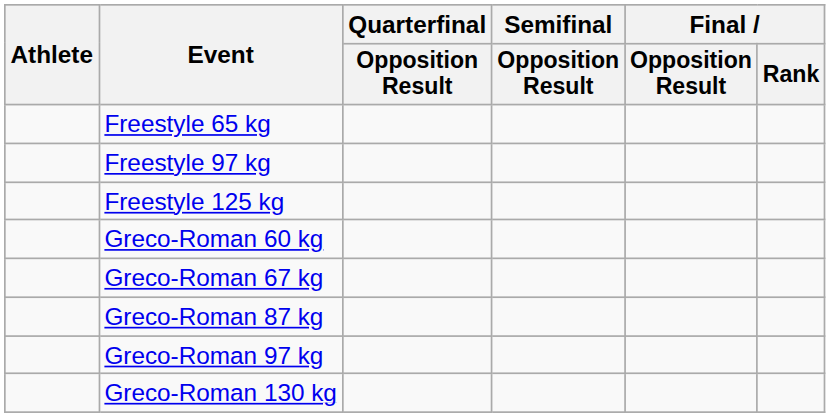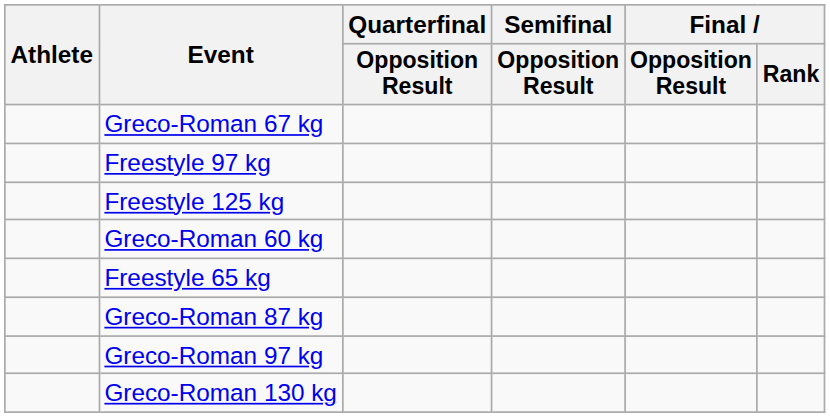rows swapped: (188, 125) <-> (214, 278)
